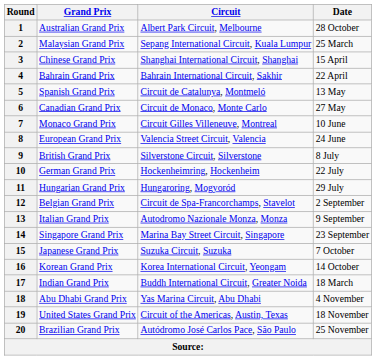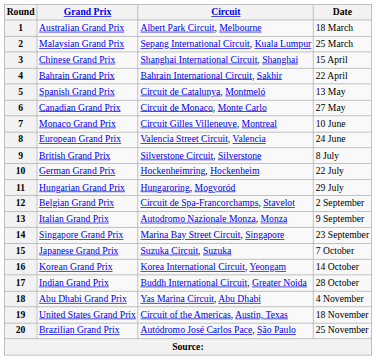(337, 27) 28 October -> (334, 27) 18 March
(334, 282) 18 March -> (337, 282) 28 October
